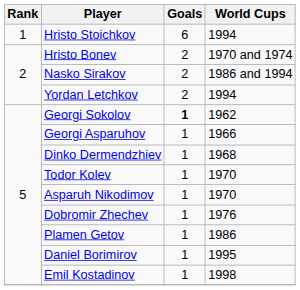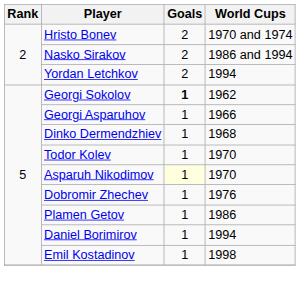- row: (90, 34)
(185, 194) no background -> (185, 174) lightyellow background
(222, 255) 1995 -> (222, 235) 1994
